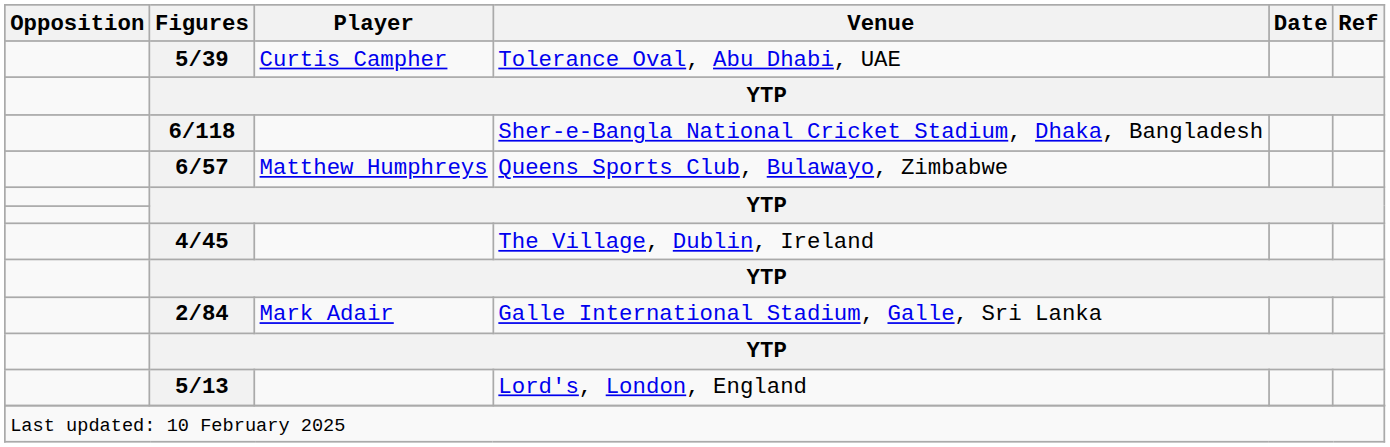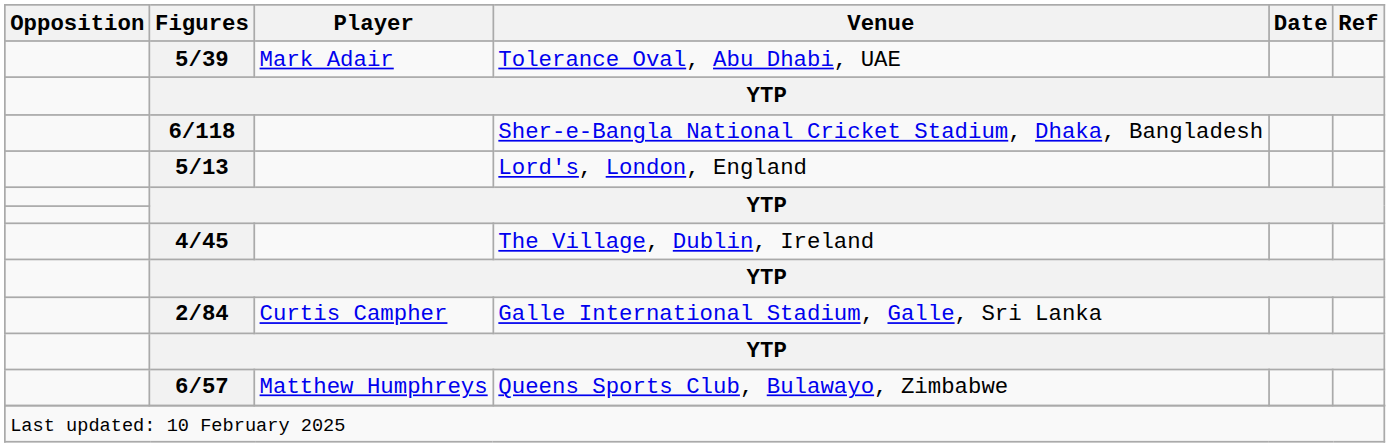(354, 60) Curtis Campher -> (327, 60) Mark Adair
rows swapped: (202, 388) <-> (202, 169)
(327, 315) Mark Adair -> (354, 315) Curtis Campher
